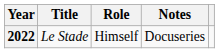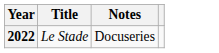- column: (116, 15)
